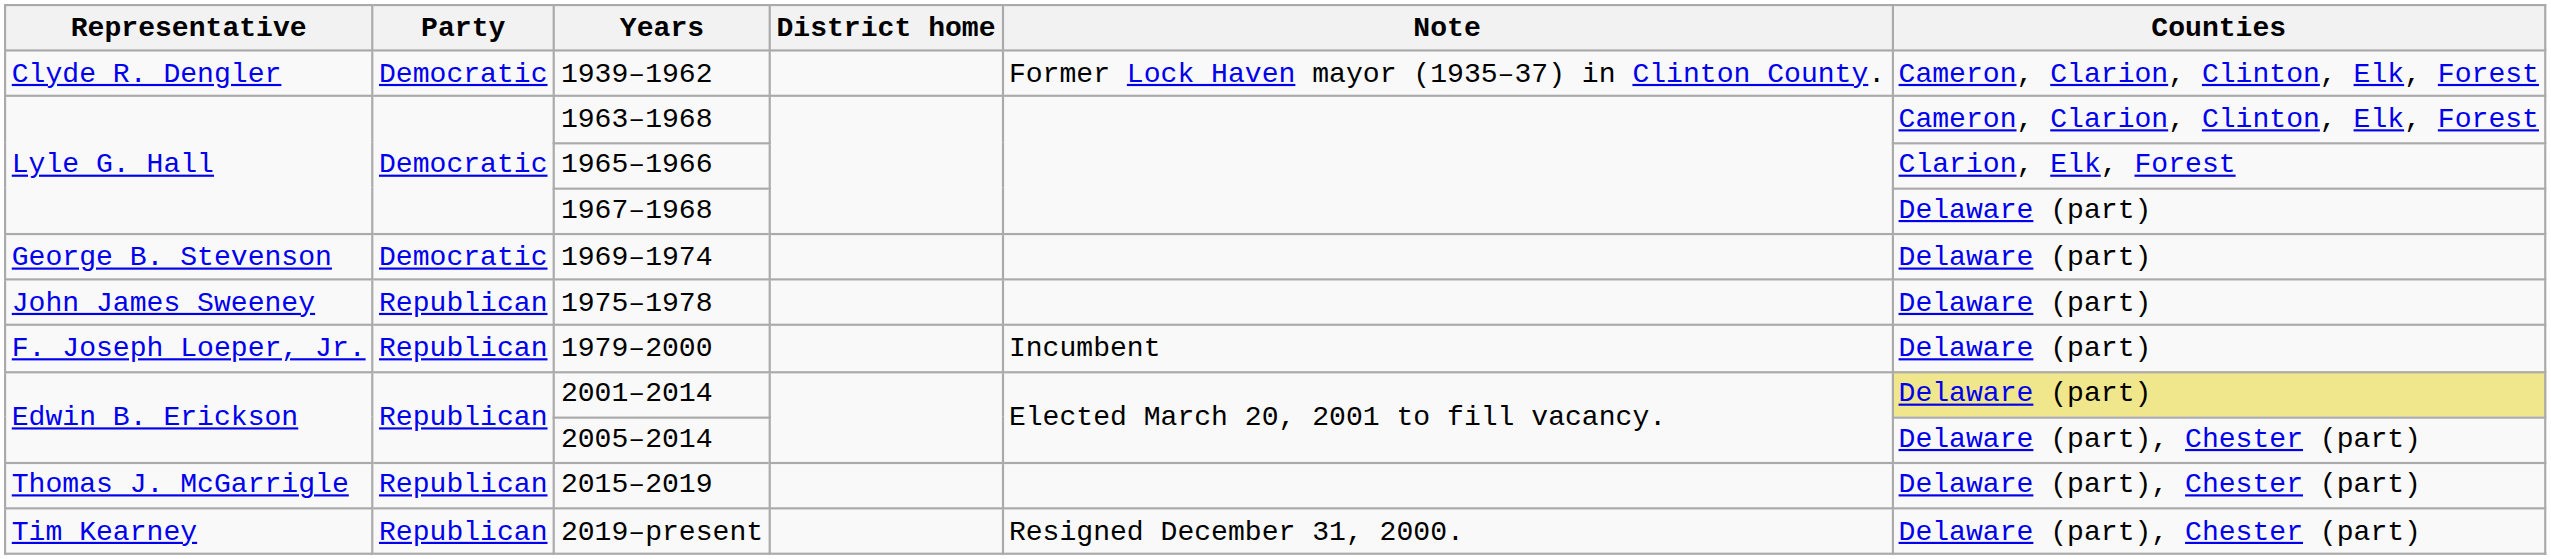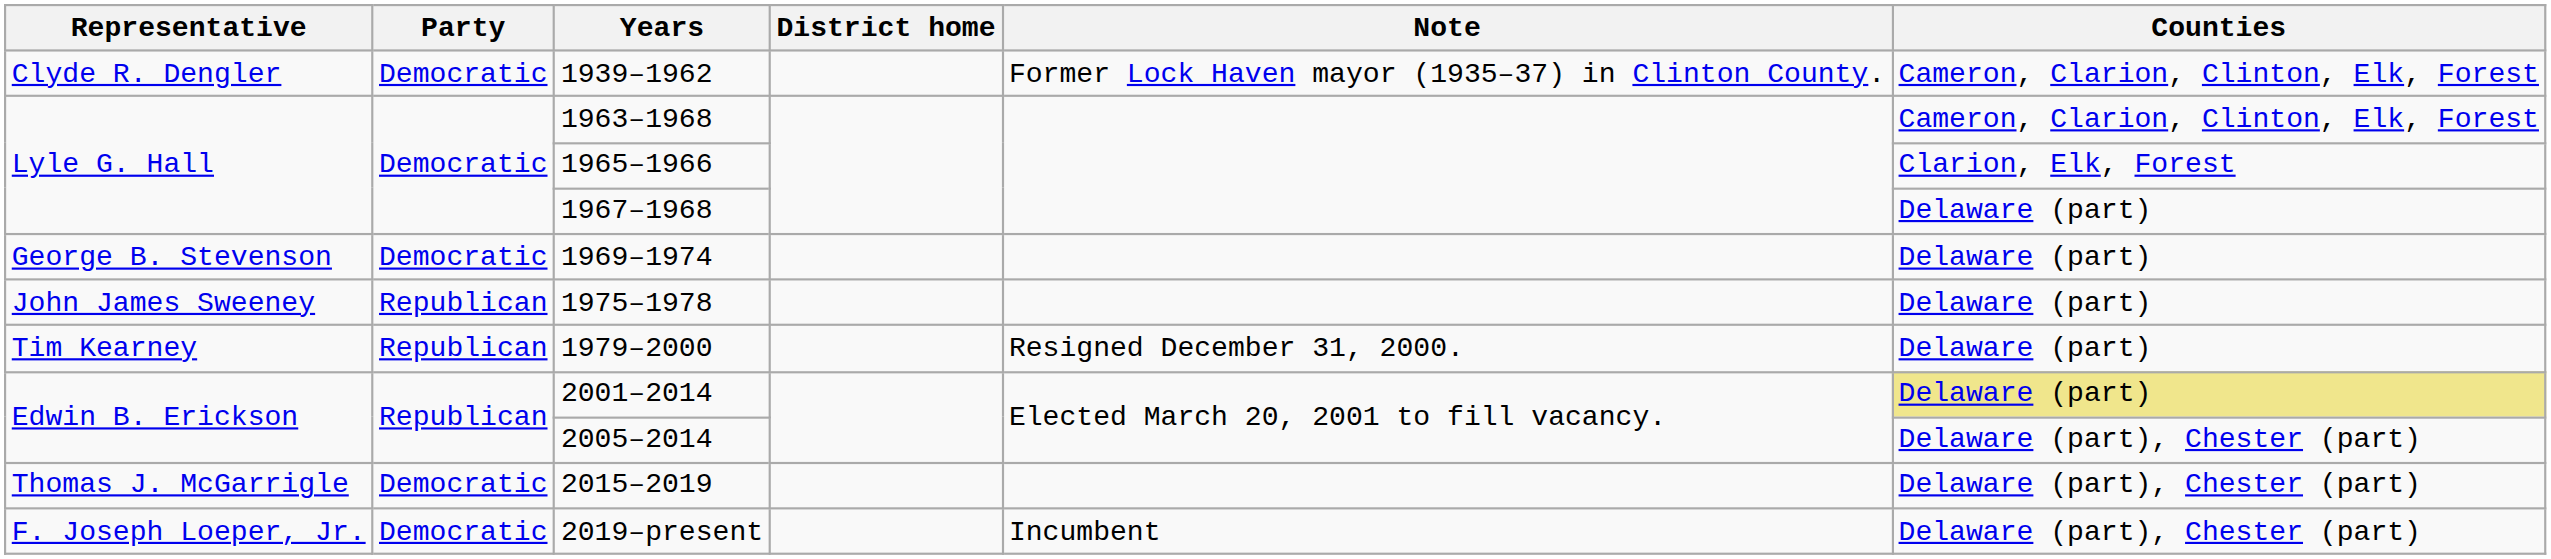(189, 348) F. Joseph Loeper, Jr. -> (104, 348) Tim Kearney
(1085, 348) Incumbent -> (1236, 348) Resigned December 31, 2000.
(463, 486) Republican -> (463, 486) Democratic
(104, 531) Tim Kearney -> (189, 531) F. Joseph Loeper, Jr.
(463, 531) Republican -> (463, 531) Democratic
(1236, 531) Resigned December 31, 2000. -> (1085, 531) Incumbent
